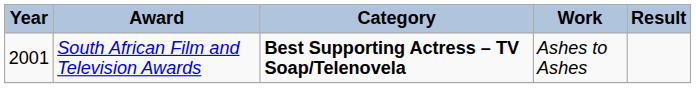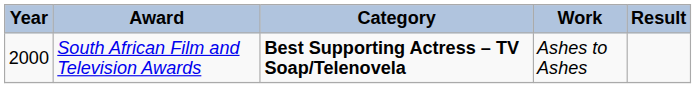(29, 57) 2001 -> (29, 57) 2000
